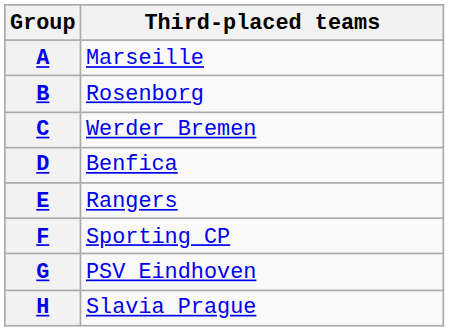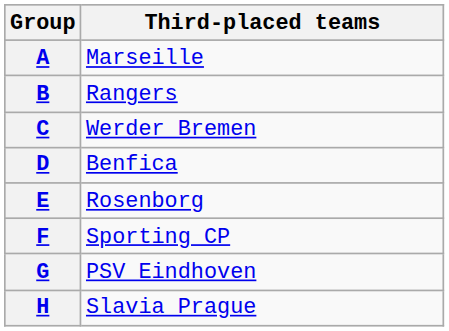(145, 94) Rosenborg -> (132, 94) Rangers
(132, 201) Rangers -> (145, 201) Rosenborg
